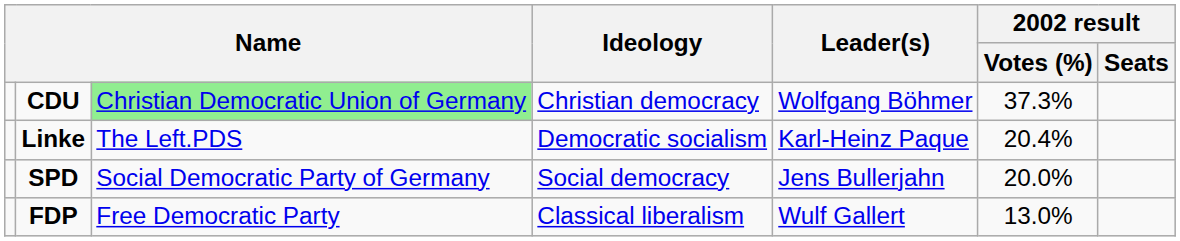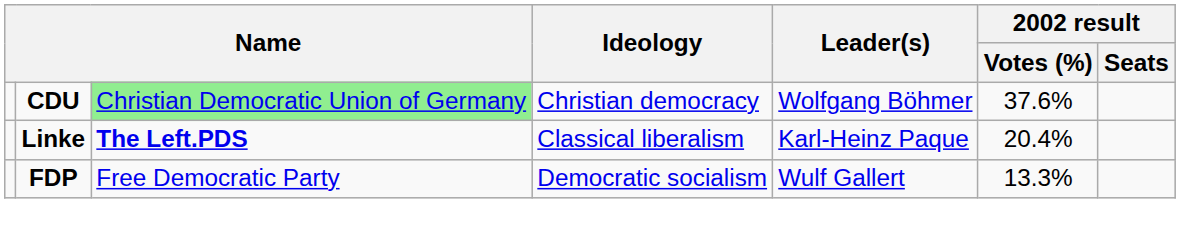(1038, 100) 37.3% -> (1038, 100) 37.6%
(169, 139) normal -> (172, 139) bold
(652, 139) Democratic socialism -> (641, 139) Classical liberalism
- row: (53, 178)
(641, 216) Classical liberalism -> (652, 178) Democratic socialism
(1038, 216) 13.0% -> (1038, 178) 13.3%
